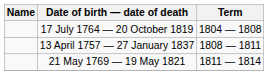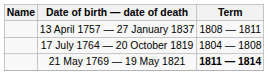rows swapped: (117, 29) <-> (117, 45)
(230, 62) normal -> (230, 62) bold
